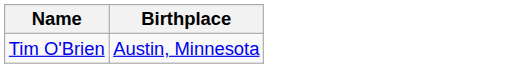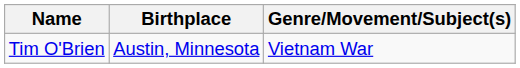+ column: (390, 19)
